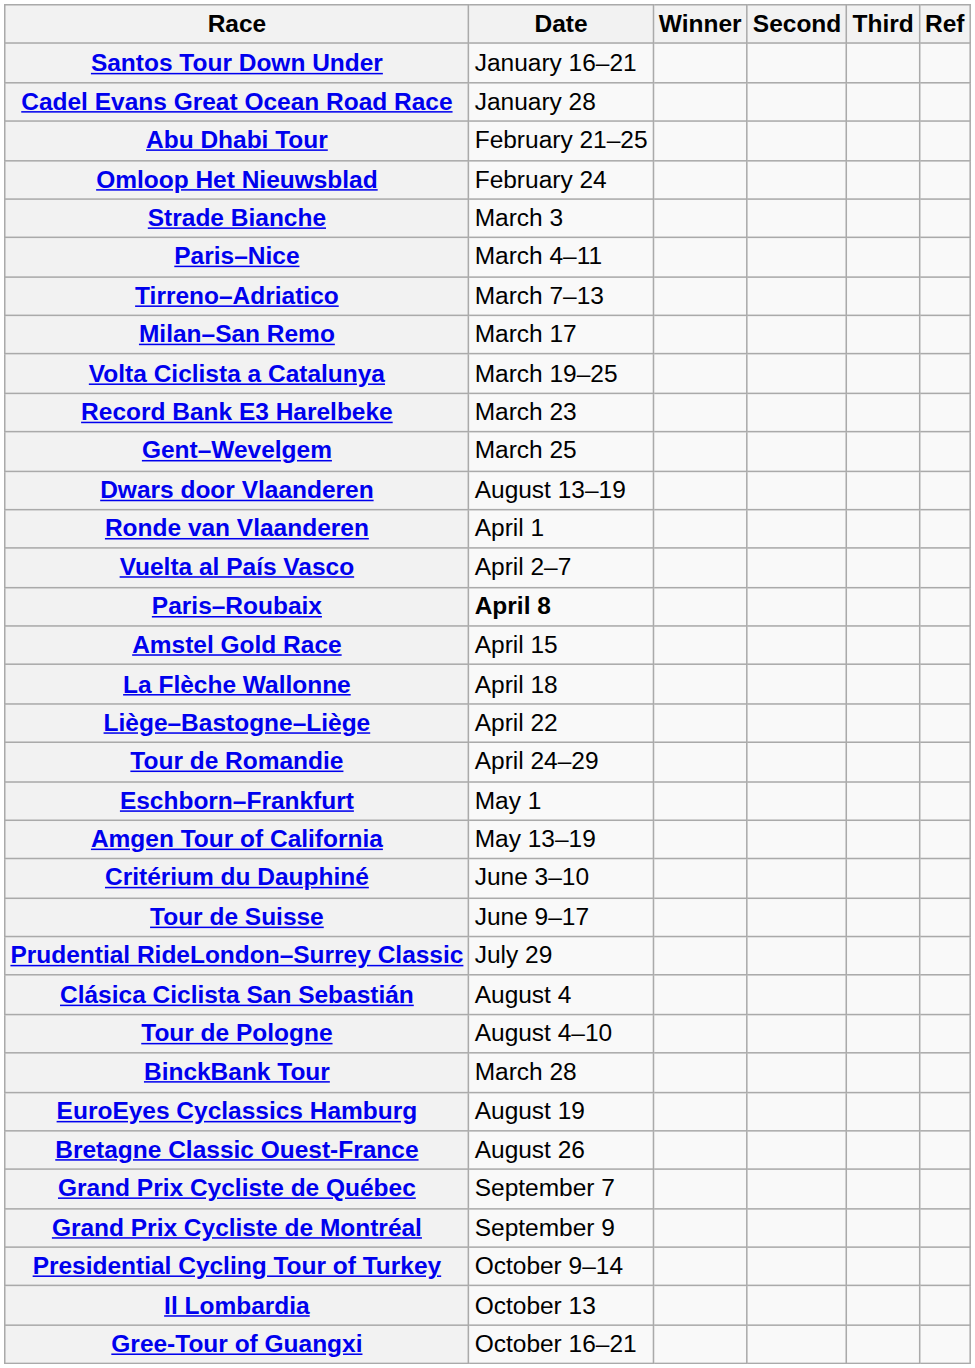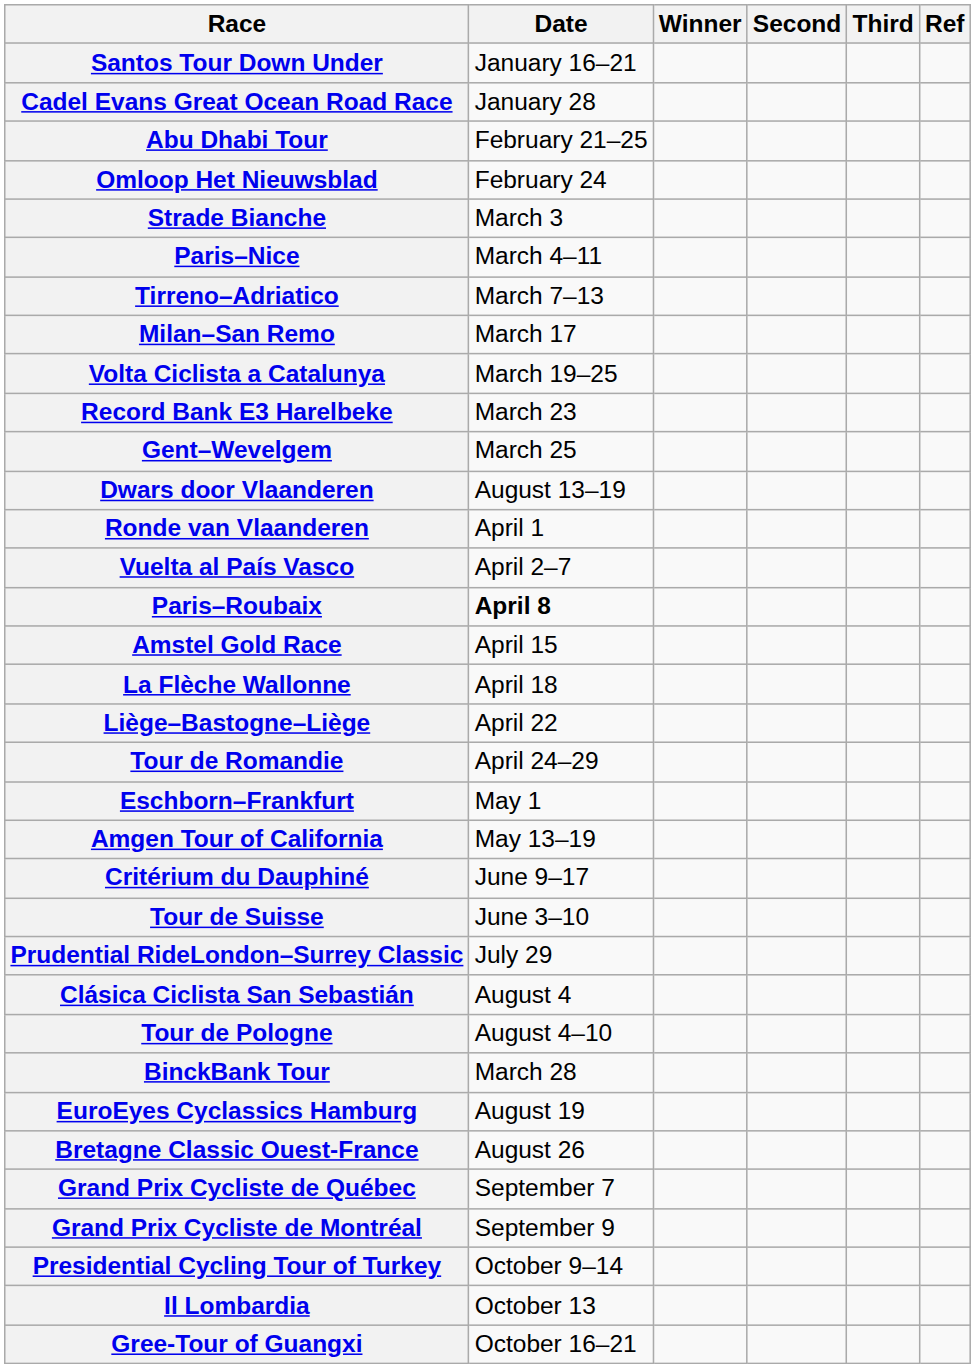(532, 878) June 3–10 -> (532, 878) June 9–17
(532, 916) June 9–17 -> (532, 916) June 3–10
